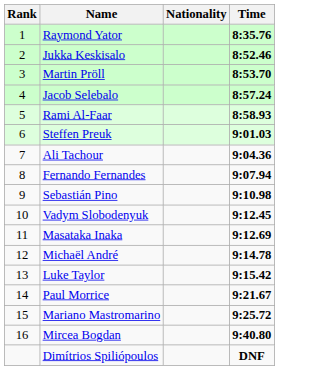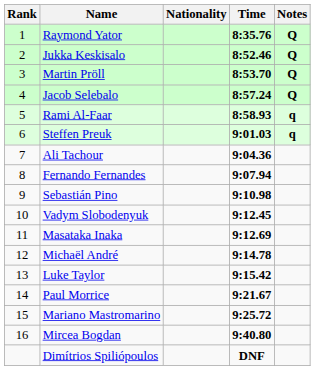+ column: (292, 14)
